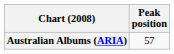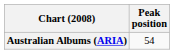(149, 40) 57 -> (149, 40) 54
